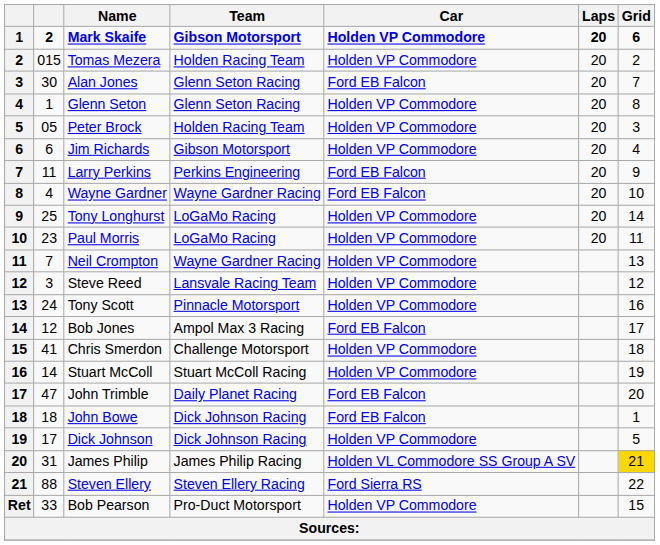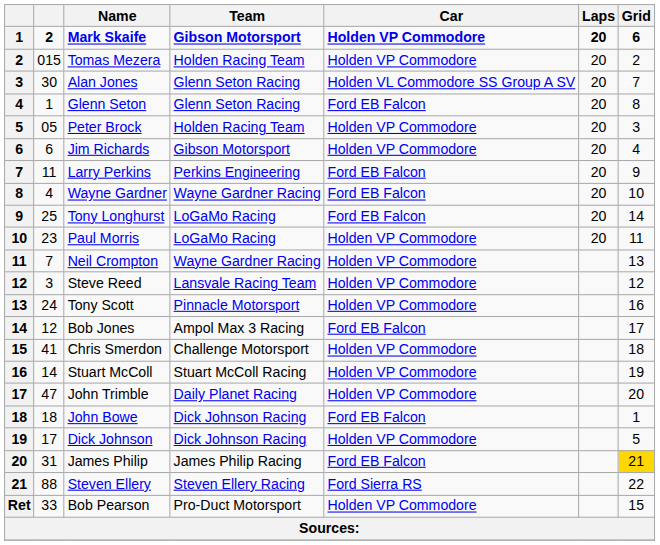(377, 82) Ford EB Falcon -> (451, 82) Holden VL Commodore SS Group A SV
(402, 104) Holden VP Commodore -> (377, 104) Ford EB Falcon
(402, 216) Holden VP Commodore -> (377, 216) Ford EB Falcon
(377, 394) Ford EB Falcon -> (402, 394) Holden VP Commodore
(451, 461) Holden VL Commodore SS Group A SV -> (377, 461) Ford EB Falcon
